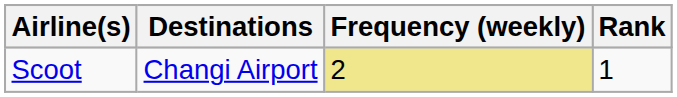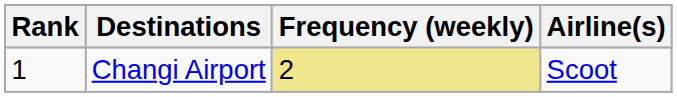columns swapped: (632, 26) <-> (71, 26)
